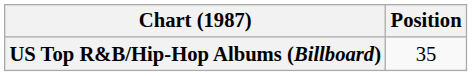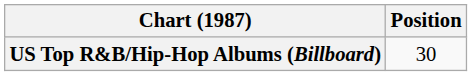(426, 53) 35 -> (426, 53) 30
